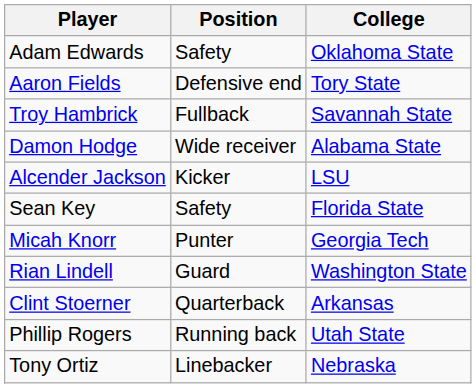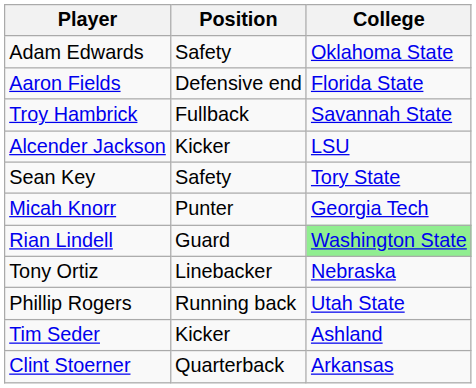(356, 83) Tory State -> (367, 83) Florida State
- row: (73, 146)
(367, 209) Florida State -> (356, 177) Tory State
(389, 271) no background -> (389, 240) lightgreen background
rows swapped: (54, 366) <-> (70, 303)
+ row: (55, 334)
